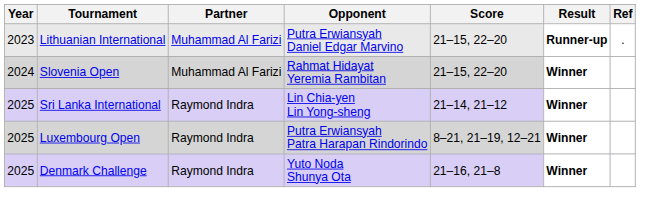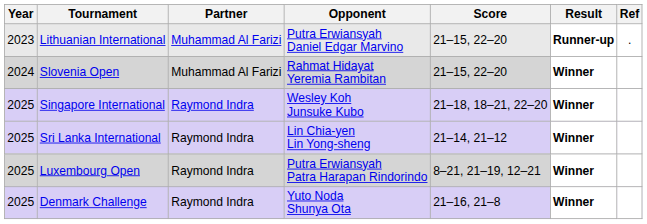+ row: (102, 105)
